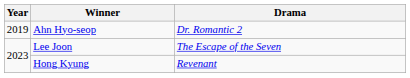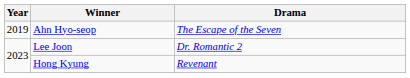(209, 30) Dr. Romantic 2 -> (229, 30) The Escape of the Seven
(229, 47) The Escape of the Seven -> (209, 47) Dr. Romantic 2
